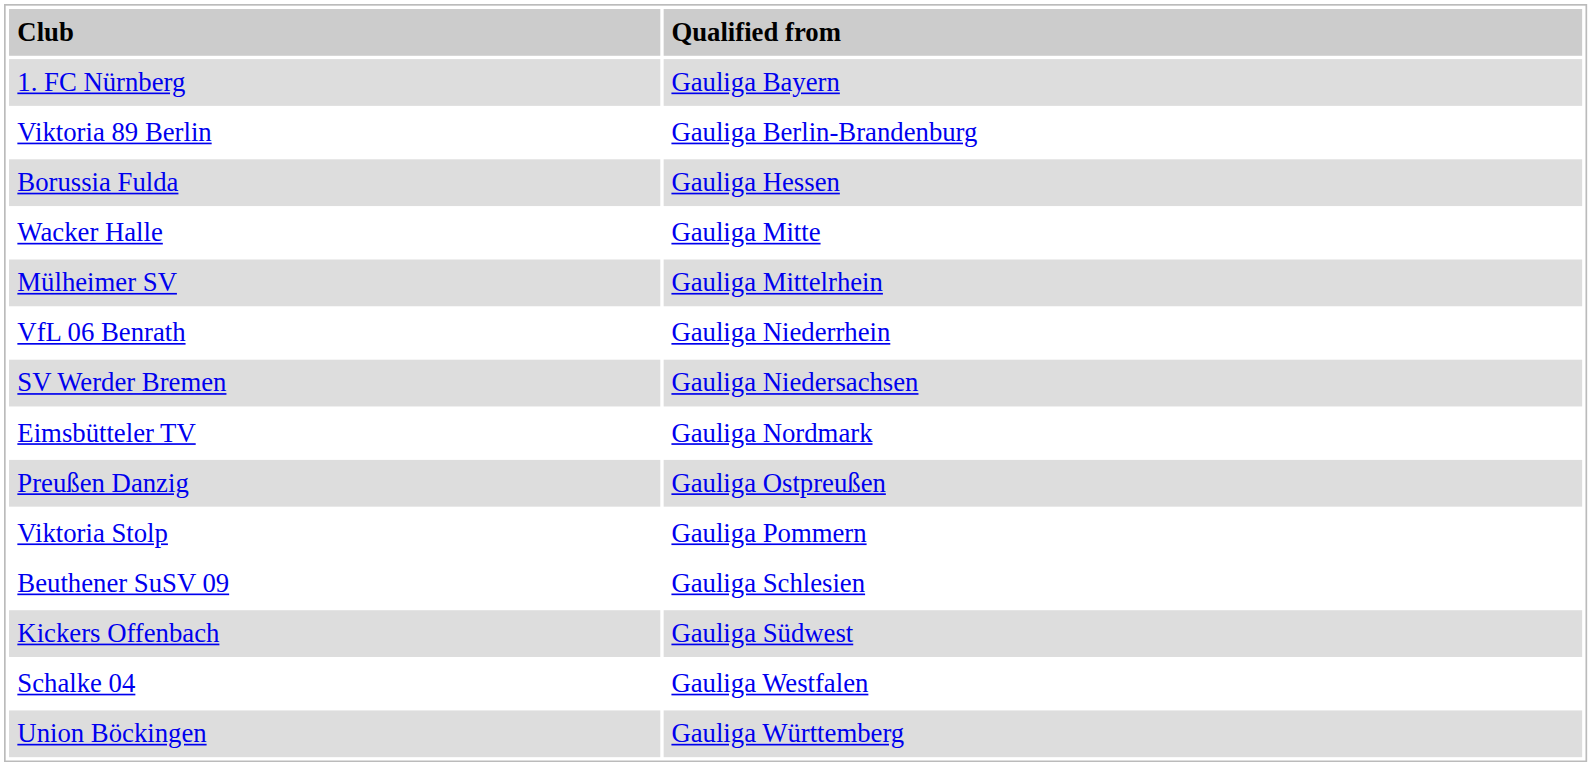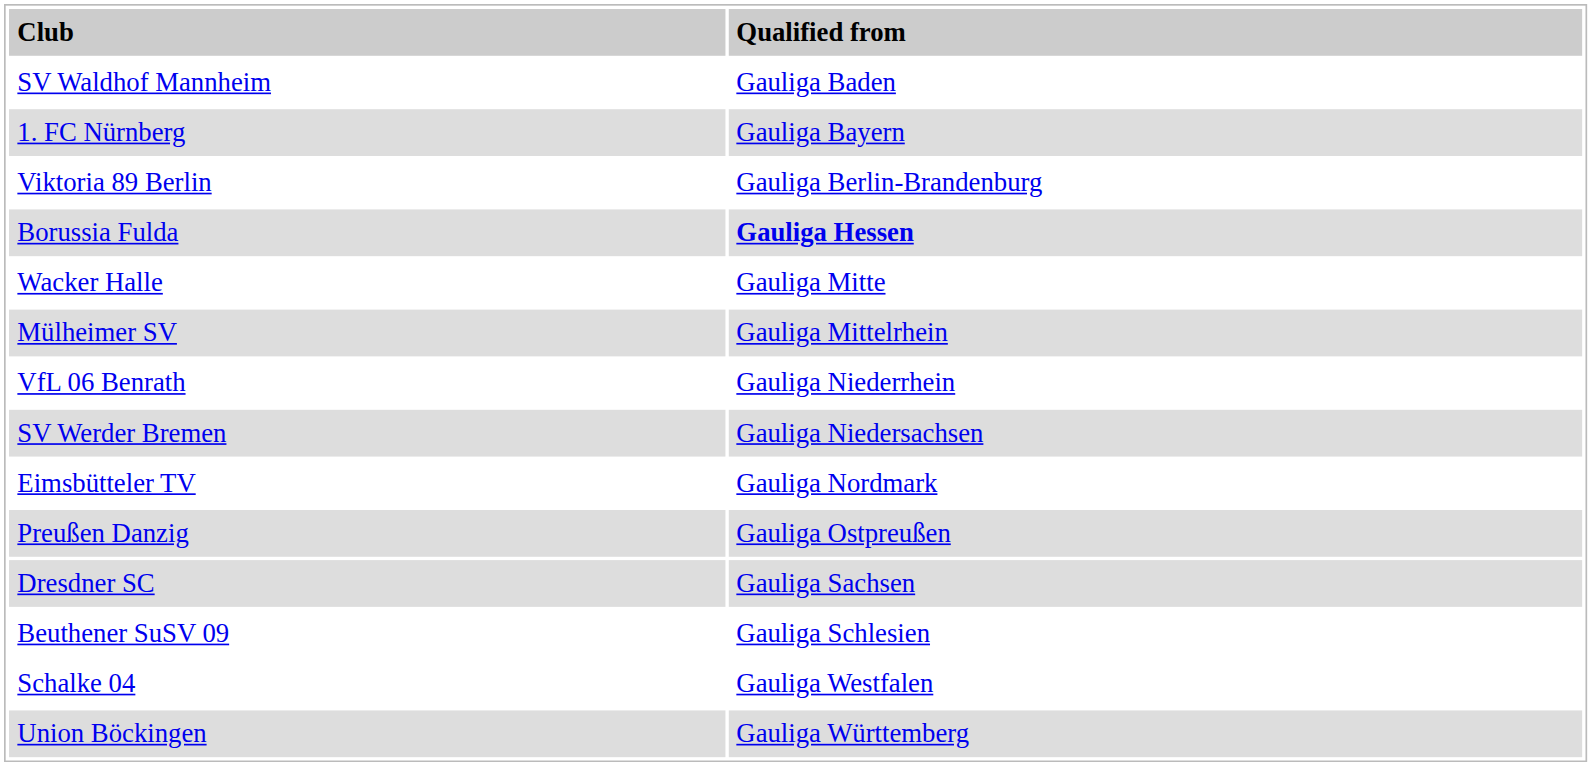+ row: (144, 82)
(756, 182) normal -> (825, 232) bold
- row: (93, 533)
+ row: (86, 583)
- row: (118, 633)
